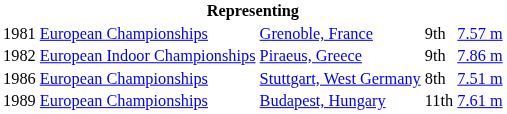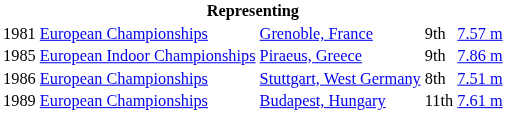(19, 56) 1982 -> (19, 56) 1985
